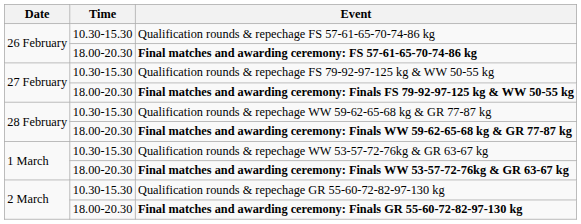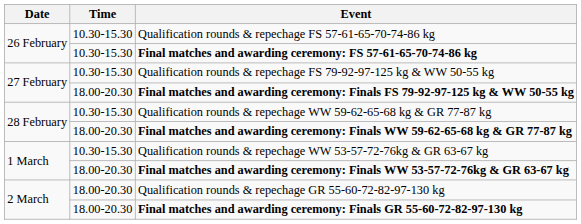(103, 53) 18.00-20.30 -> (103, 53) 10.30-15.30
(103, 190) 10.30-15.30 -> (103, 190) 18.00-20.30
